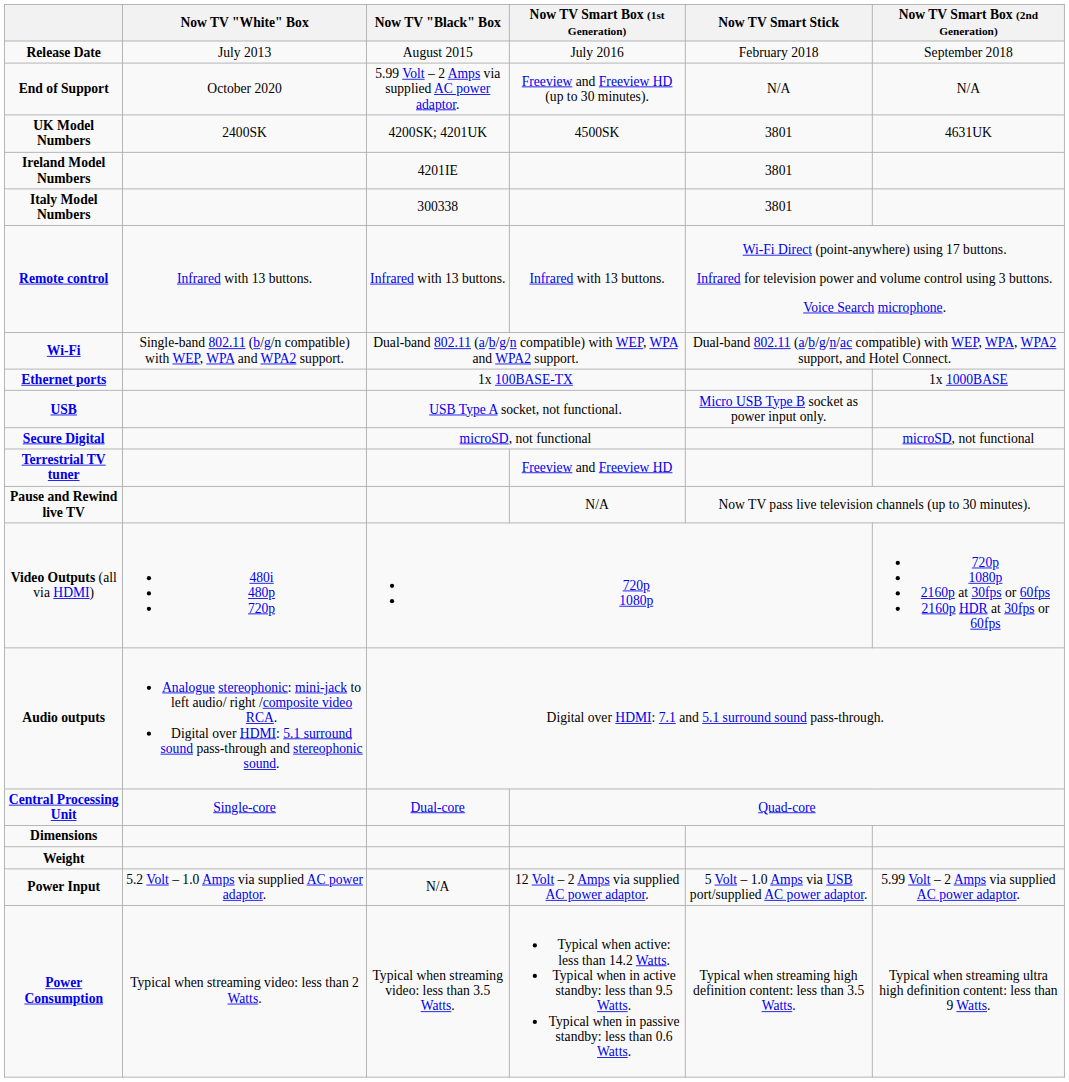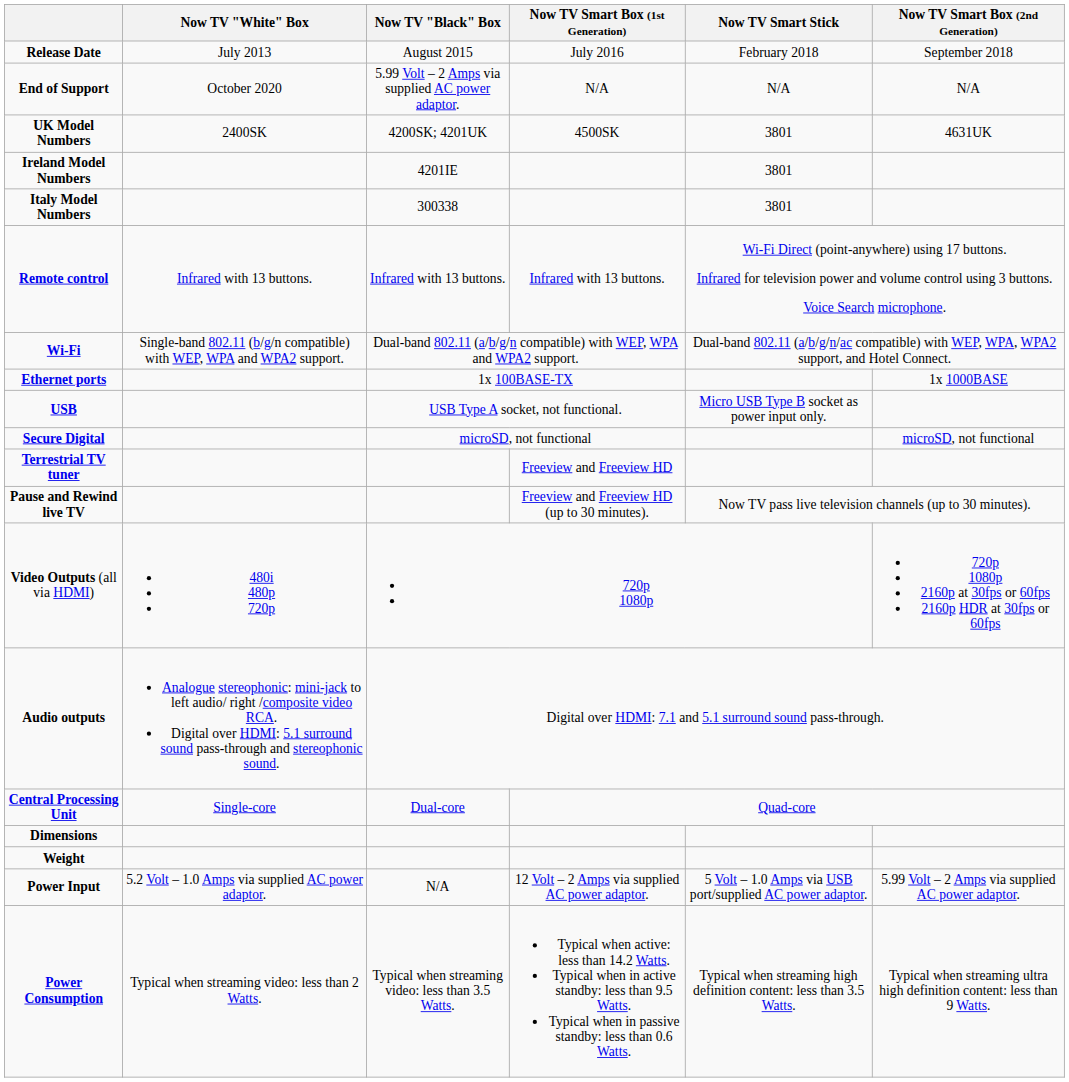(597, 89) Freeview and Freeview HD (up to 30 minutes). -> (597, 89) N/A
(597, 504) N/A -> (597, 504) Freeview and Freeview HD (up to 30 minutes).
